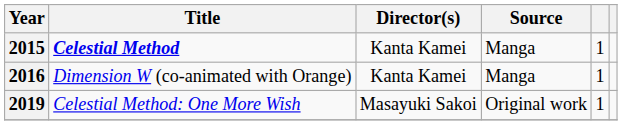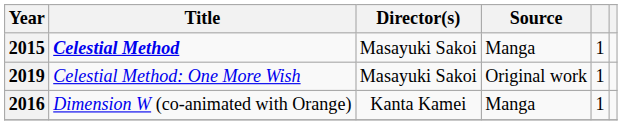(418, 47) Kanta Kamei -> (418, 47) Masayuki Sakoi
rows swapped: (27, 76) <-> (27, 104)
